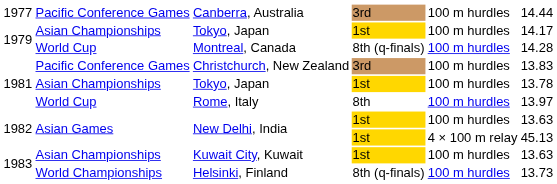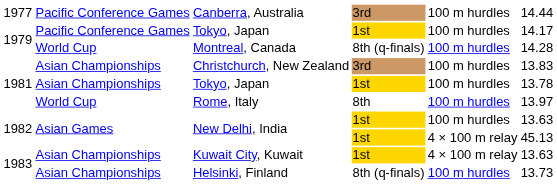(98, 30) Asian Championships -> (113, 30) Pacific Conference Games
(113, 66) Pacific Conference Games -> (98, 66) Asian Championships
(469, 155) 100 m hurdles -> (473, 155) 4 × 100 m relay
(99, 173) World Championships -> (98, 173) Asian Championships
